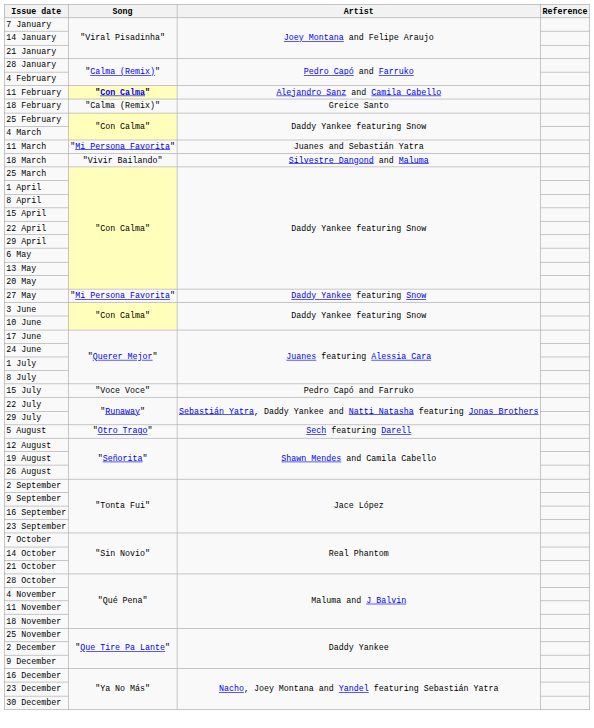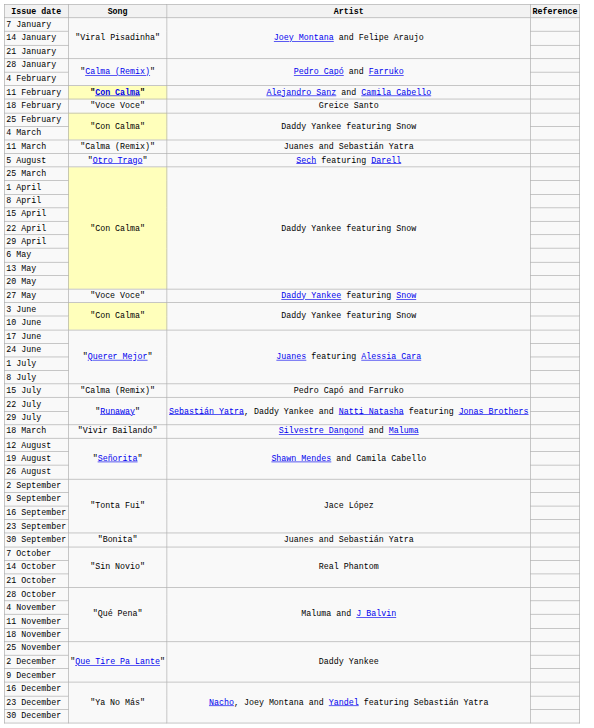(123, 106) "Calma (Remix)" -> (118, 106) "Voce Voce"
(123, 147) "Mi Persona Favorita" -> (118, 147) "Calma (Remix)"
rows swapped: (26, 160) <-> (26, 431)
(123, 296) "Mi Persona Favorita" -> (118, 296) "Voce Voce"
(123, 391) "Voce Voce" -> (118, 391) "Calma (Remix)"
+ row: (36, 540)
